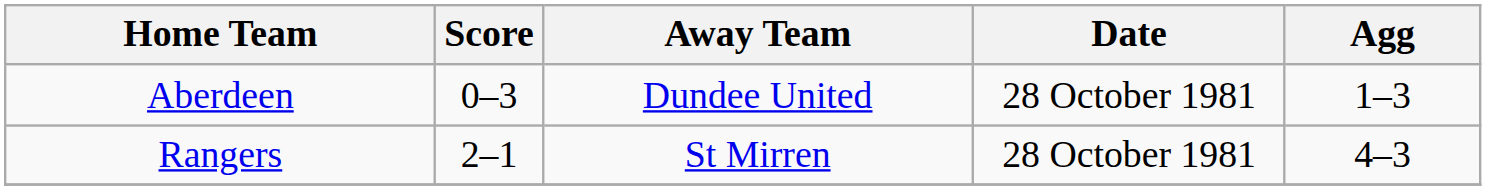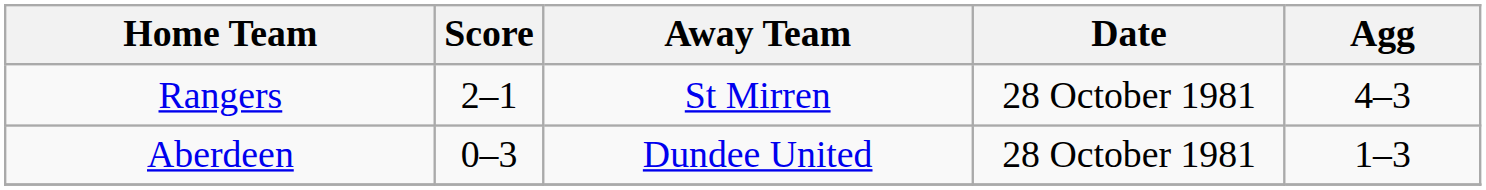rows swapped: (220, 94) <-> (220, 154)
